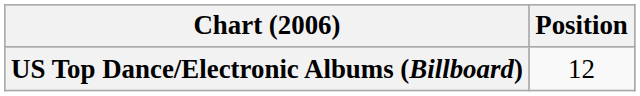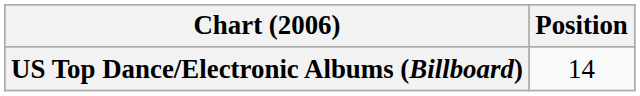(582, 68) 12 -> (582, 68) 14
